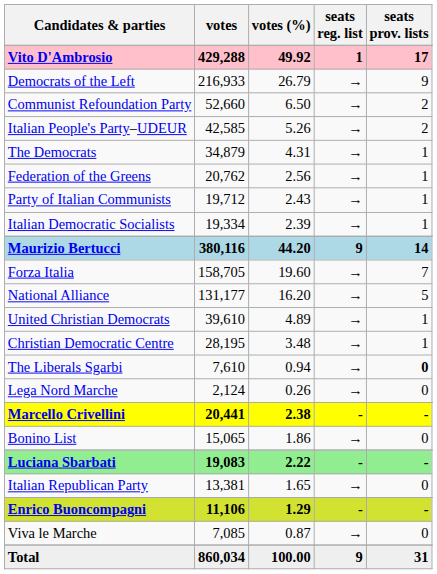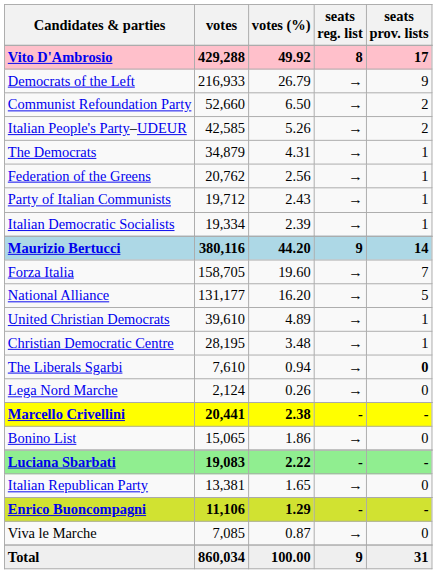(359, 57) 1 -> (359, 57) 8
